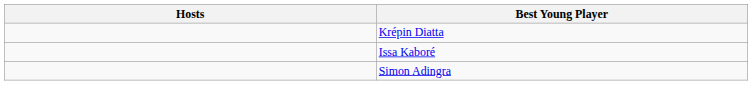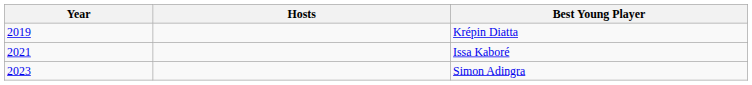+ column: (79, 13)
